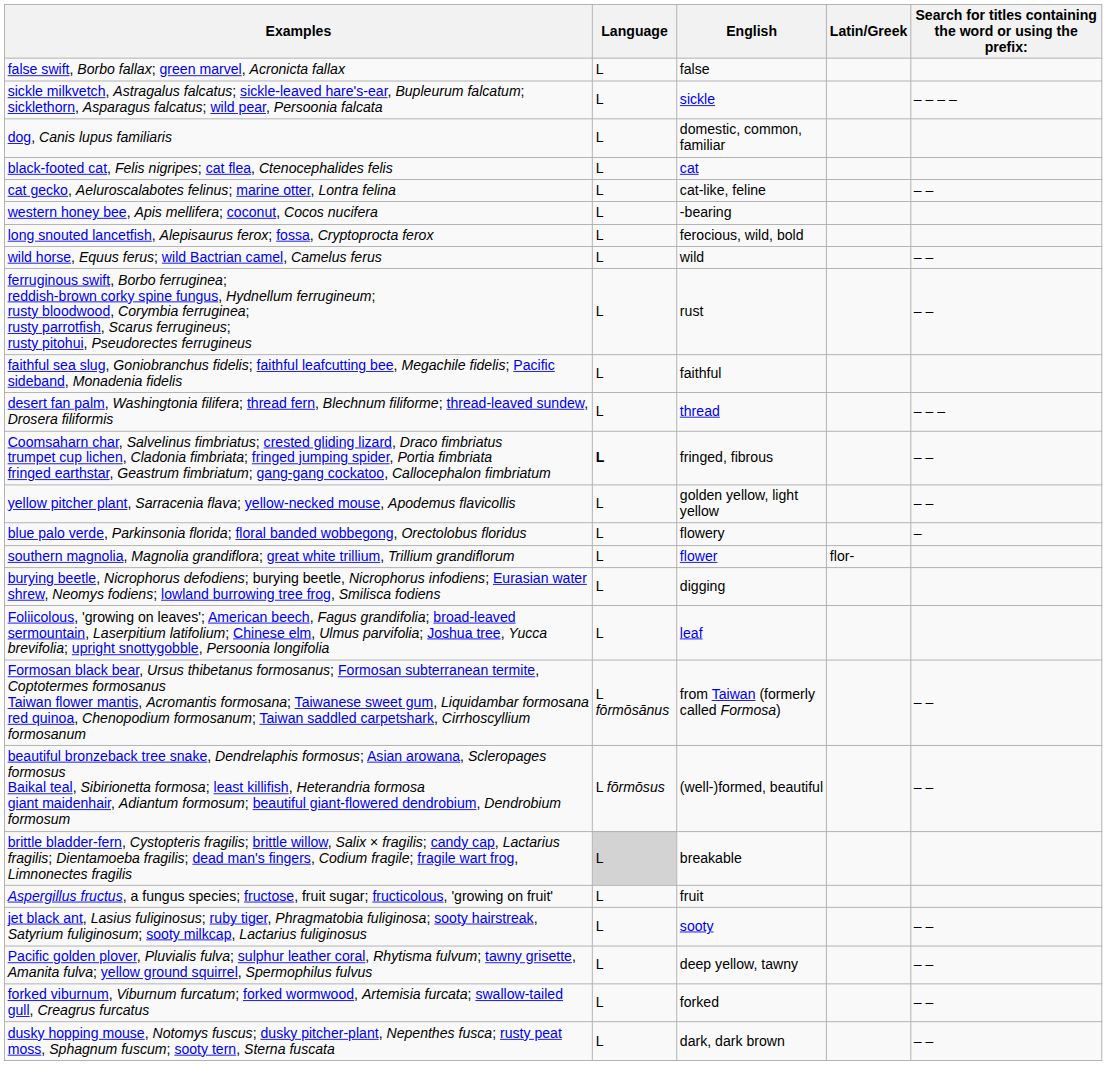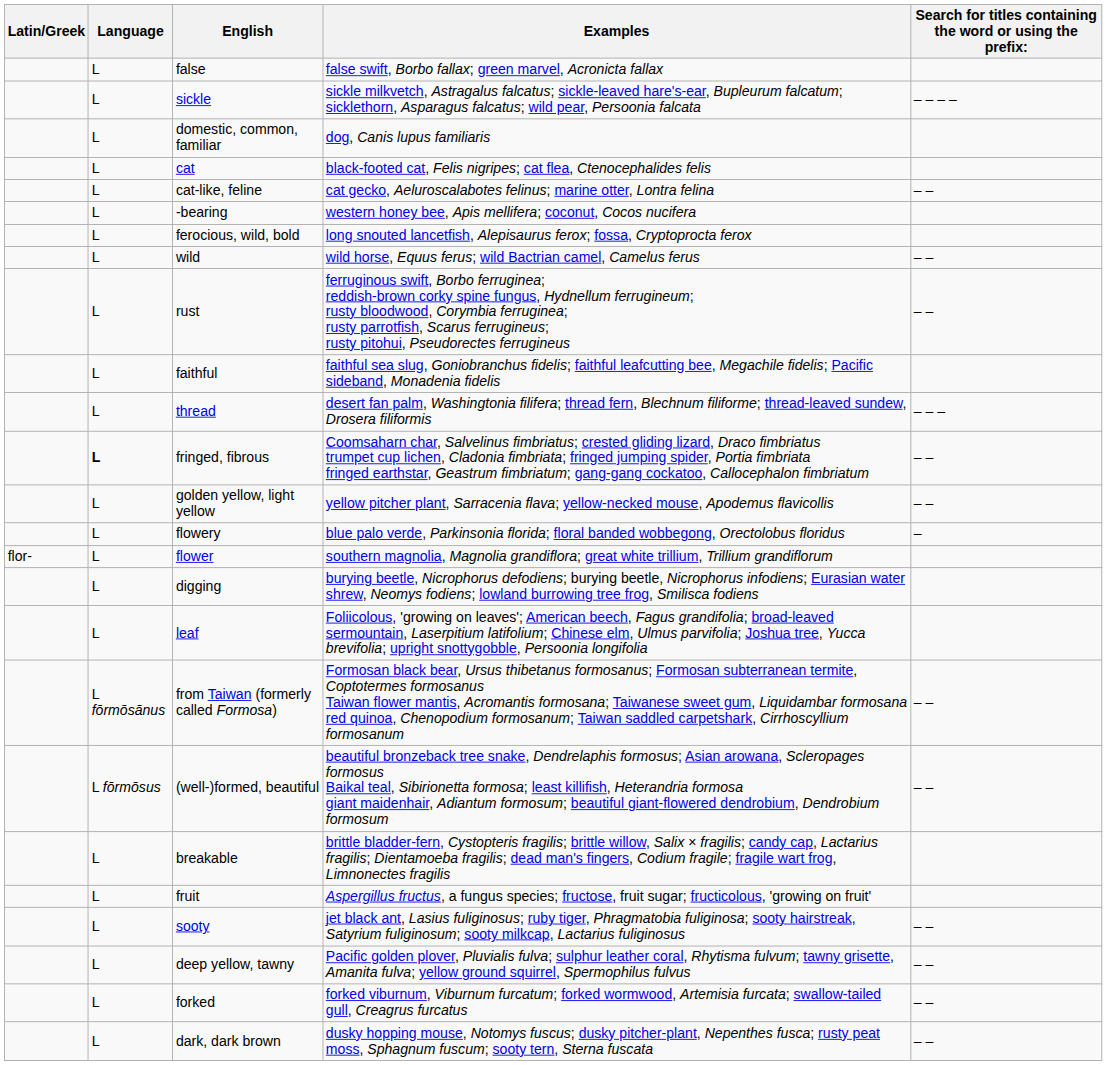columns swapped: (869, 31) <-> (298, 31)
(600, 858) lightgrey background -> (96, 858) no background
